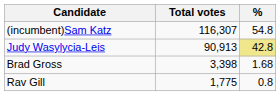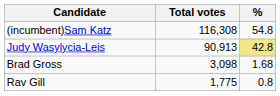(218, 30) 116,307 -> (218, 30) 116,308
(224, 64) 3,398 -> (224, 64) 3,098
